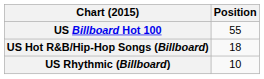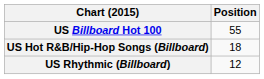(235, 64) 10 -> (235, 64) 12
